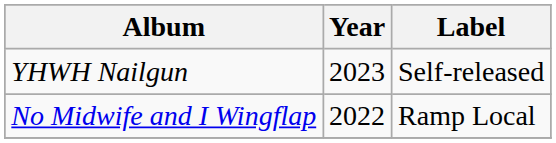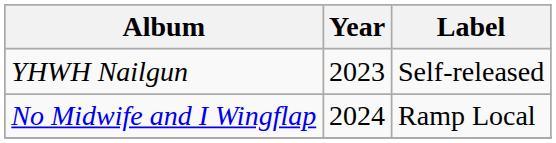(357, 115) 2022 -> (357, 115) 2024
